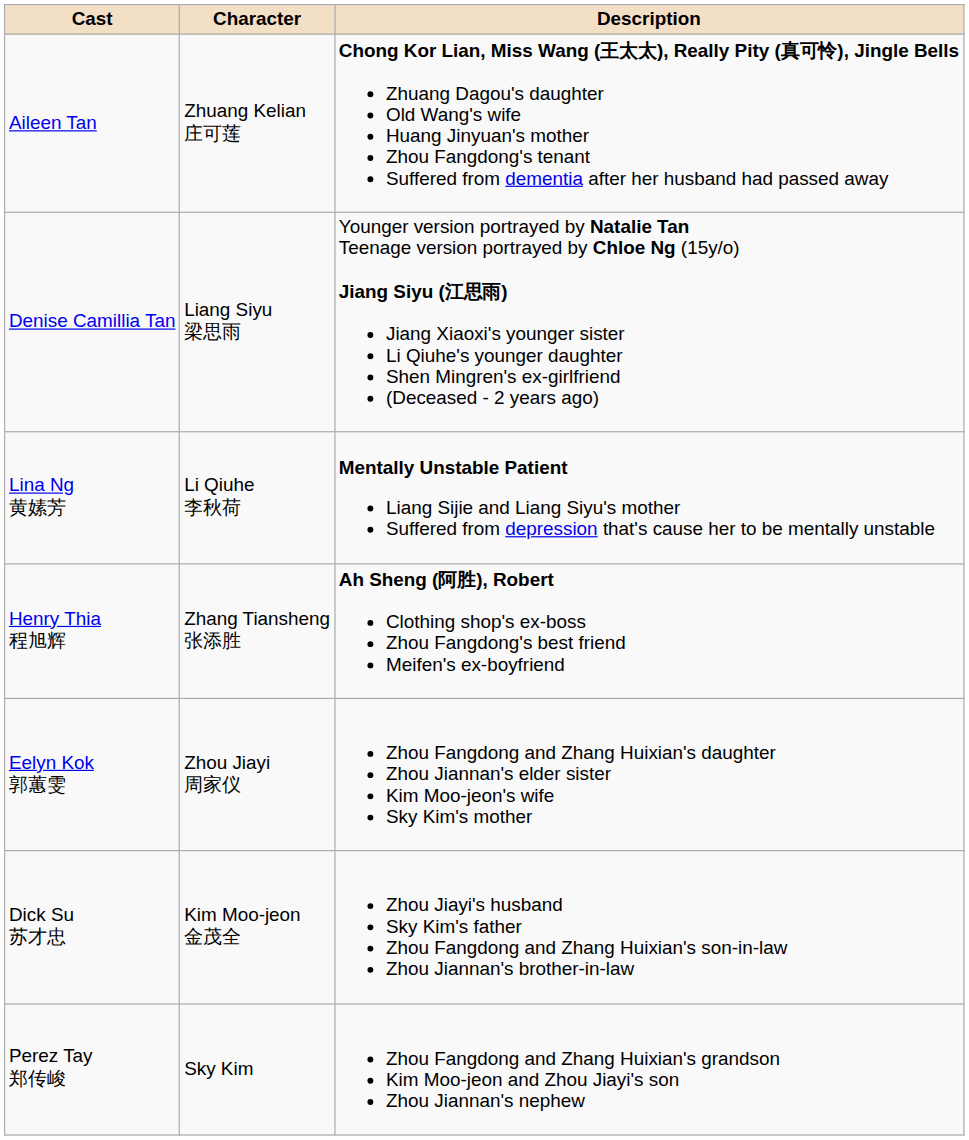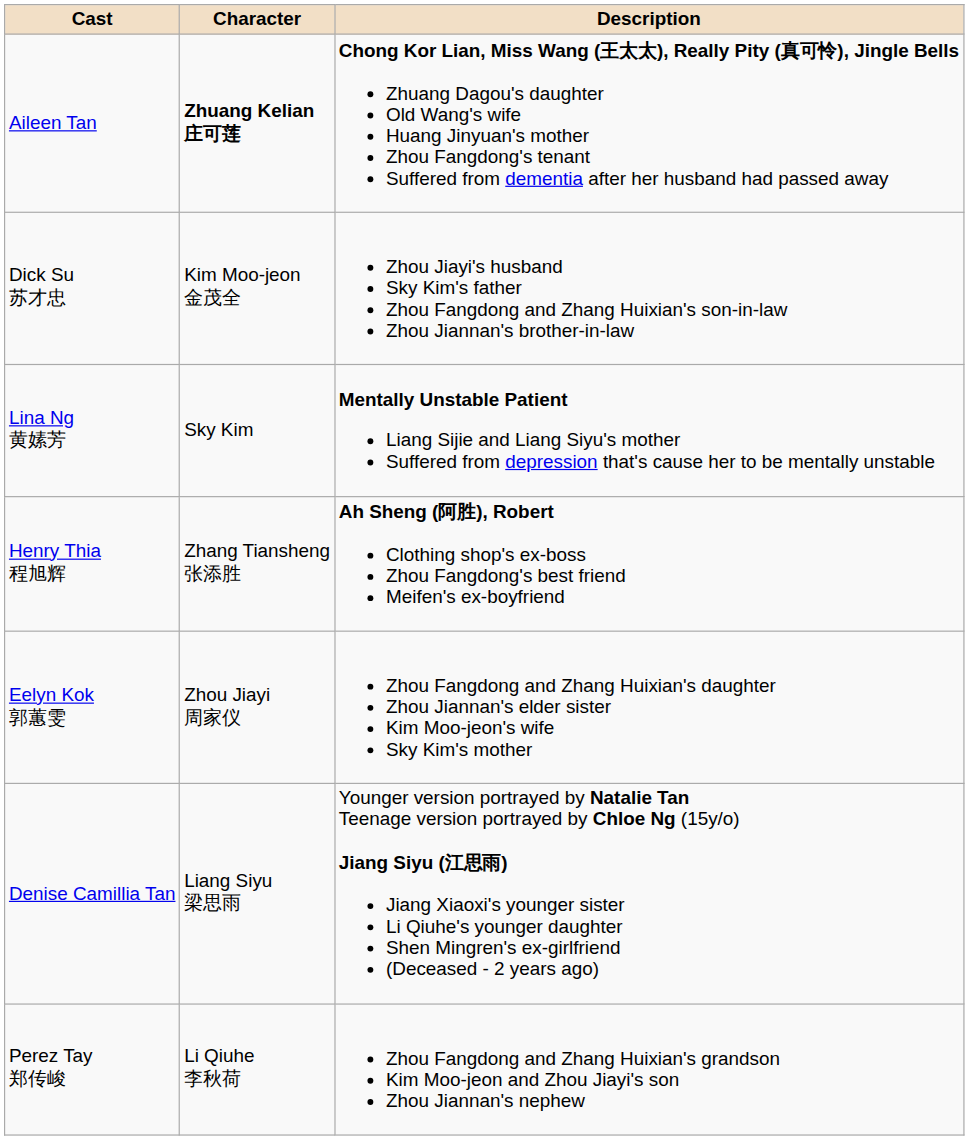(245, 121) normal -> (249, 121) bold
rows swapped: (92, 321) <-> (41, 926)
(219, 496) Li Qiuhe 李秋荷 -> (219, 430) Sky Kim
(219, 1069) Sky Kim -> (219, 1068) Li Qiuhe 李秋荷
